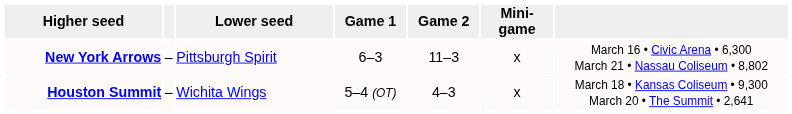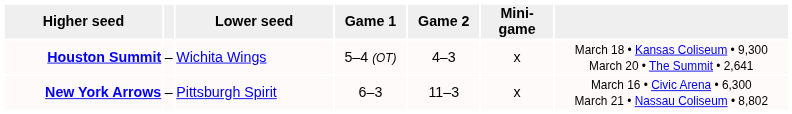rows swapped: (103, 57) <-> (104, 92)
